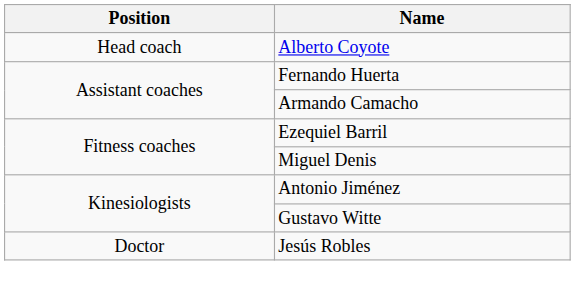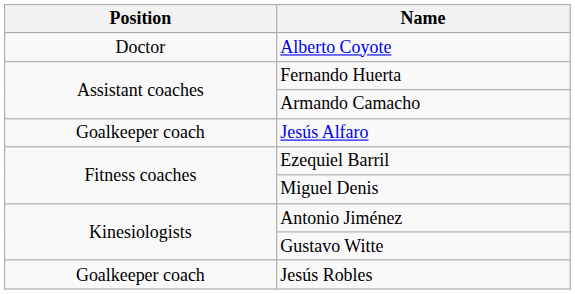(139, 47) Head coach -> (140, 47) Doctor
+ row: (324, 132)
(139, 246) Doctor -> (140, 274) Goalkeeper coach
